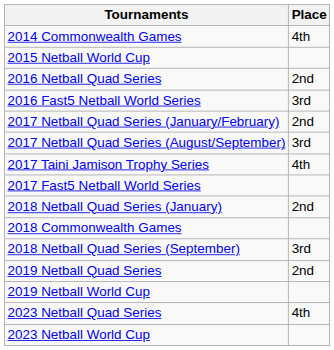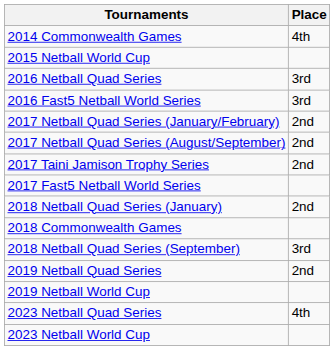(303, 79) 2nd -> (301, 79) 3rd
(301, 143) 3rd -> (303, 143) 2nd
(301, 164) 4th -> (303, 164) 2nd
